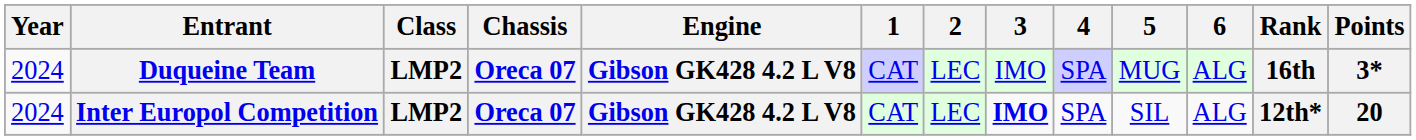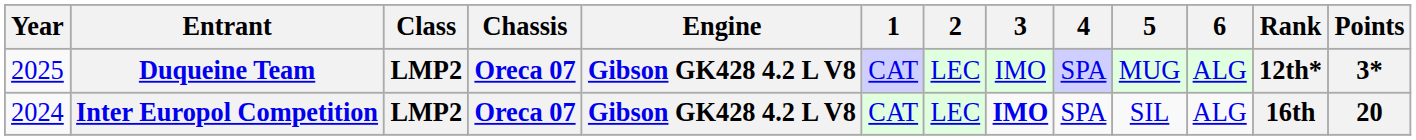(37, 70) 2024 -> (37, 70) 2025
(1291, 70) 16th -> (1291, 70) 12th*
(1291, 113) 12th* -> (1291, 113) 16th
